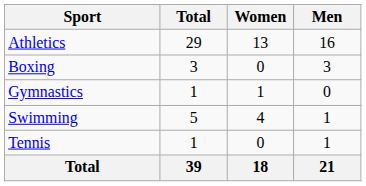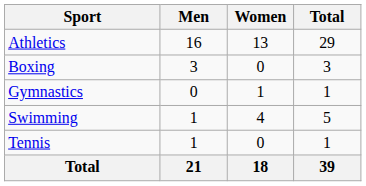columns swapped: (327, 17) <-> (194, 17)
